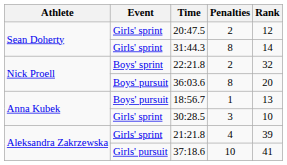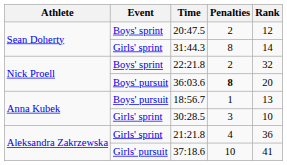(138, 30) Girls' sprint -> (138, 30) Boys' sprint
(230, 82) normal -> (230, 82) bold
(267, 134) 39 -> (267, 134) 36
